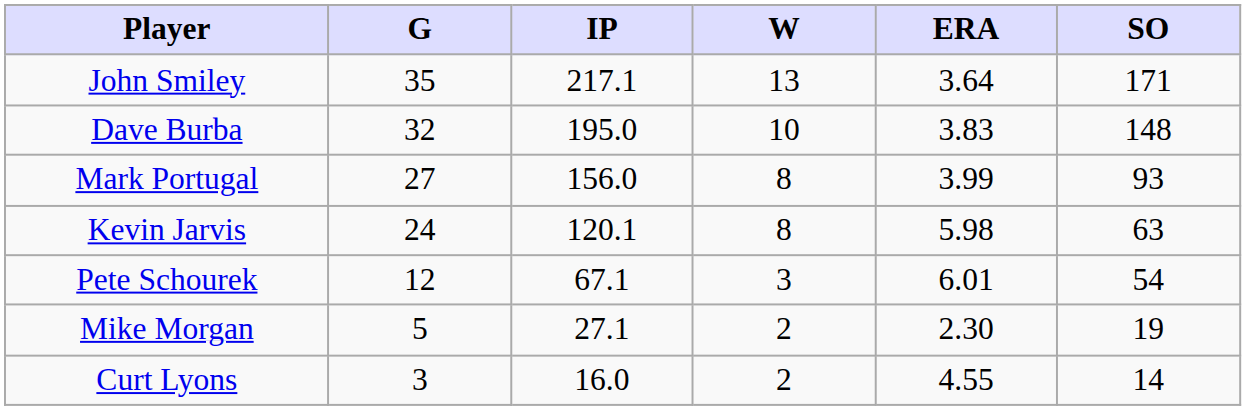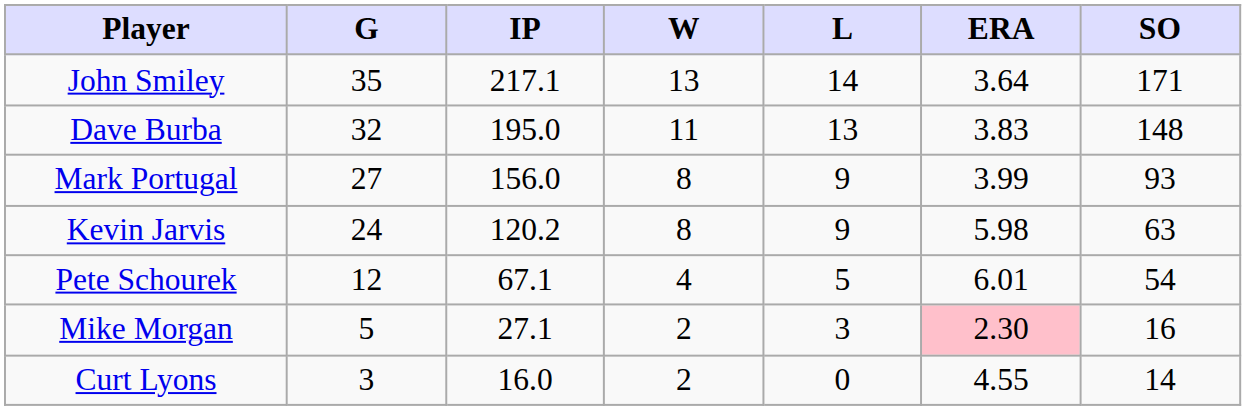+ column: (842, 29)
(784, 129) 10 -> (684, 129) 11
(602, 229) 120.1 -> (525, 229) 120.2
(784, 279) 3 -> (684, 279) 4
(966, 329) no background -> (1001, 329) pink background
(1148, 329) 19 -> (1160, 329) 16
